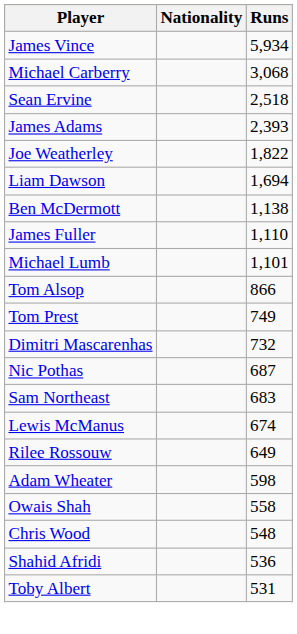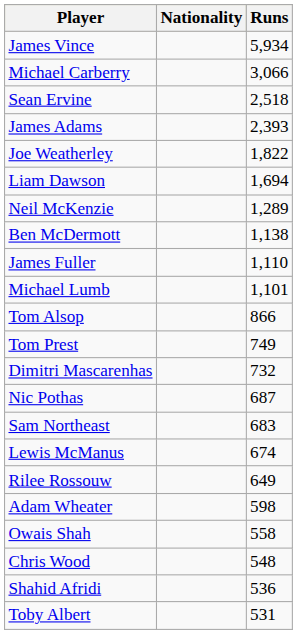(269, 72) 3,068 -> (269, 72) 3,066
+ row: (61, 208)
